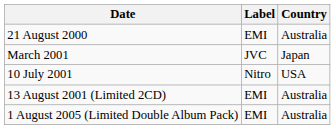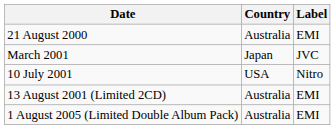columns swapped: (304, 14) <-> (260, 14)
